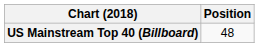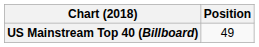(227, 33) 48 -> (227, 33) 49
